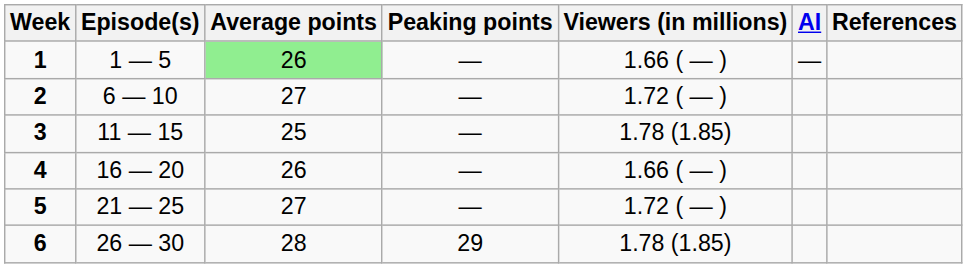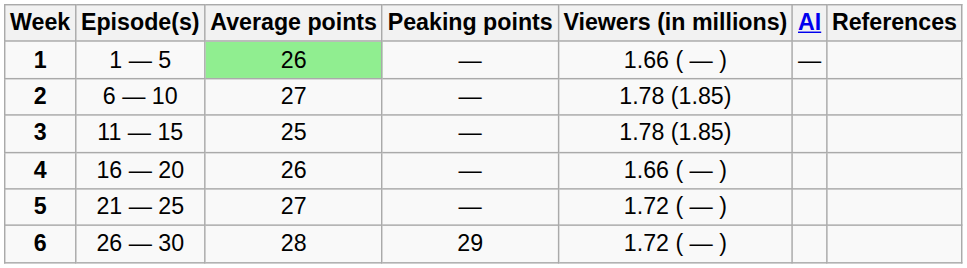(675, 96) 1.72 ( — ) -> (675, 96) 1.78 (1.85)
(675, 243) 1.78 (1.85) -> (675, 243) 1.72 ( — )
